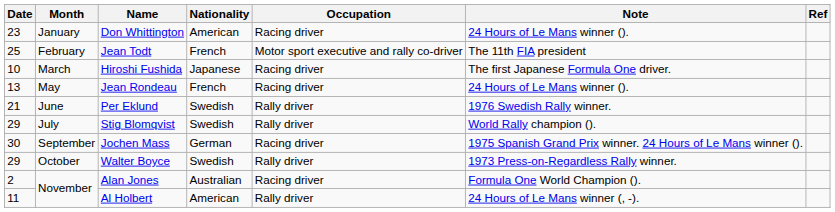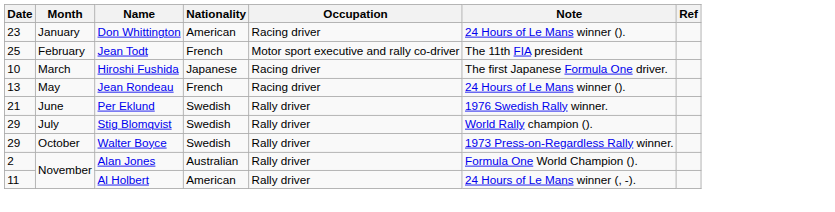- row: (135, 142)
(289, 179) Racing driver -> (281, 161) Rally driver
